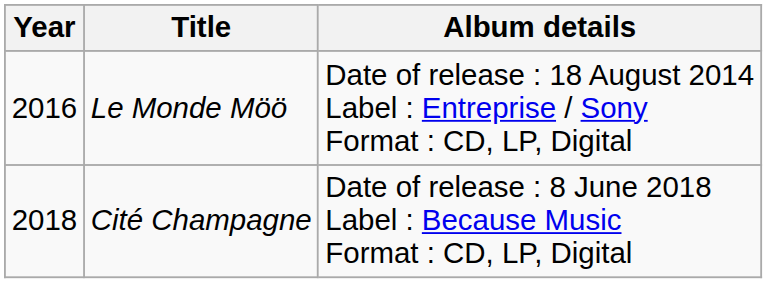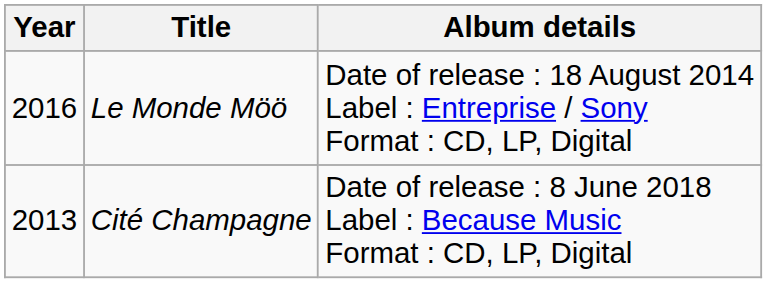(44, 220) 2018 -> (44, 220) 2013
